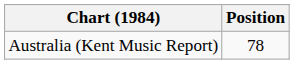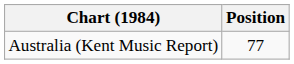(256, 45) 78 -> (256, 45) 77
